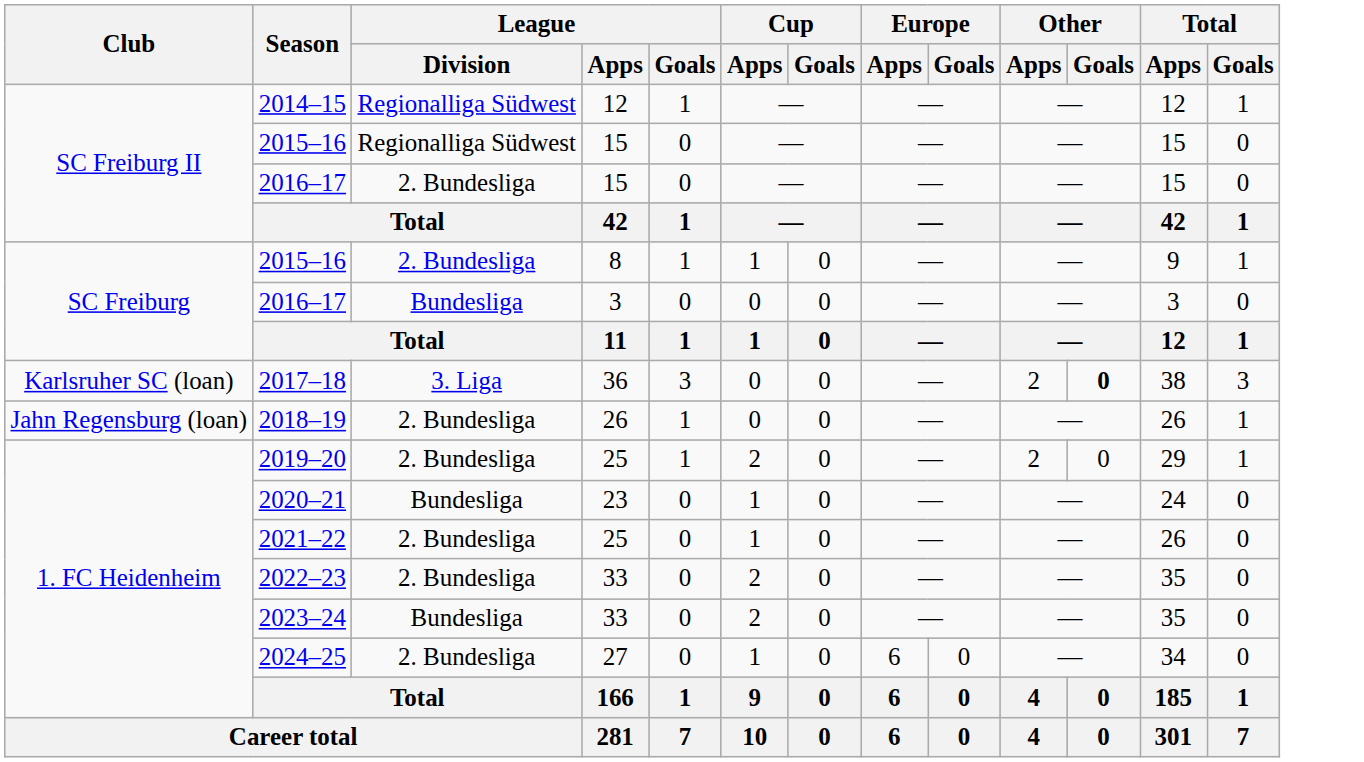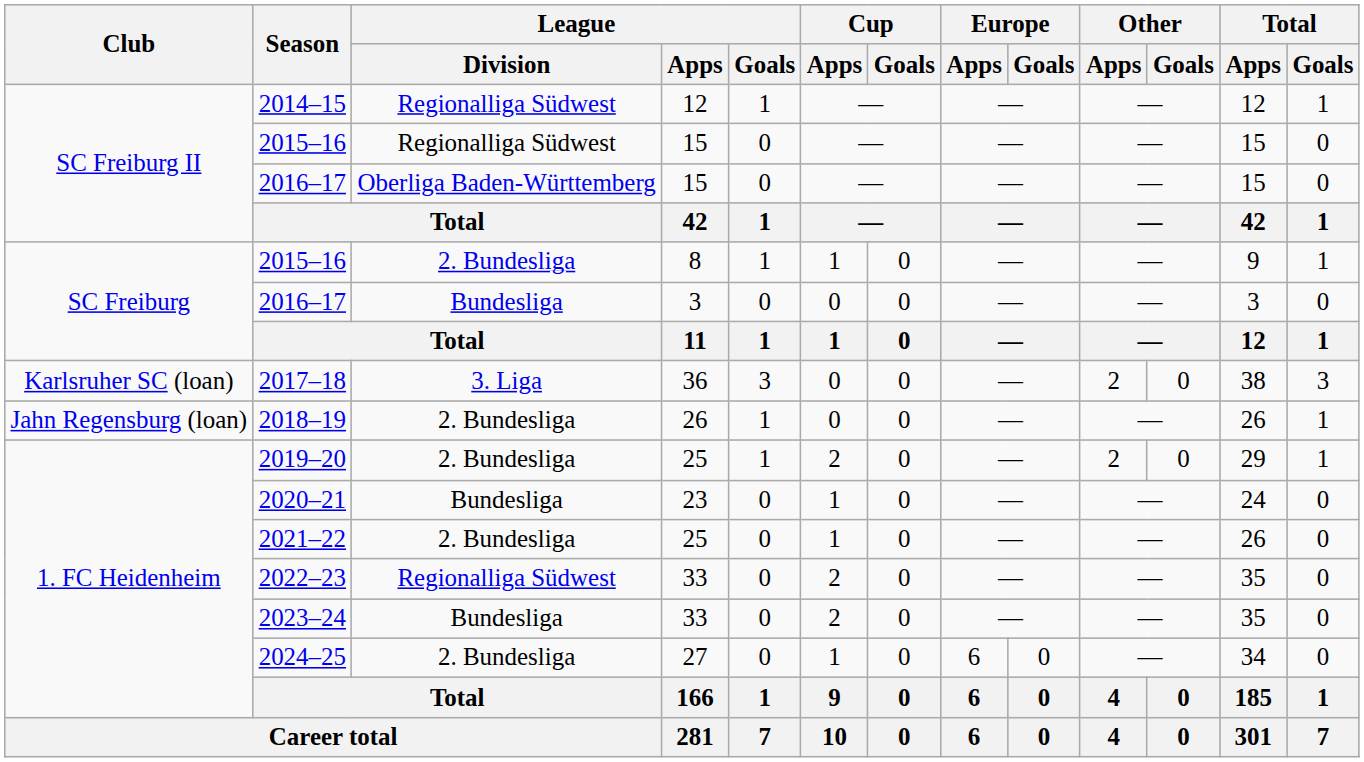(467, 182) 2. Bundesliga -> (507, 182) Oberliga Baden-Württemberg
(1104, 380) bold -> (1183, 380) normal
(467, 578) 2. Bundesliga -> (507, 578) Regionalliga Südwest
